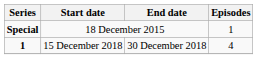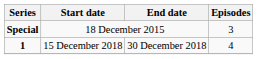(231, 29) 1 -> (231, 29) 3
